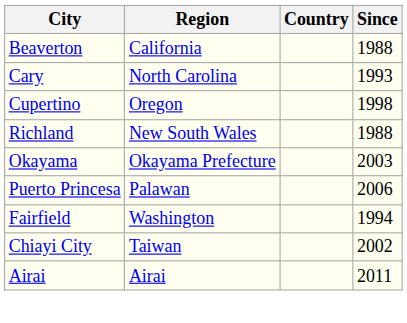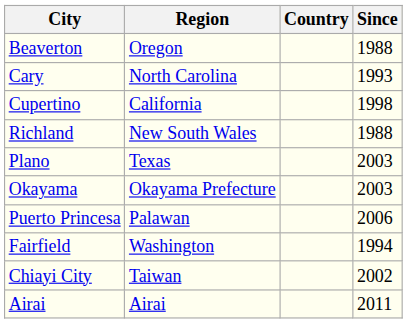(165, 48) California -> (156, 48) Oregon
(156, 104) Oregon -> (165, 104) California
+ row: (29, 161)
